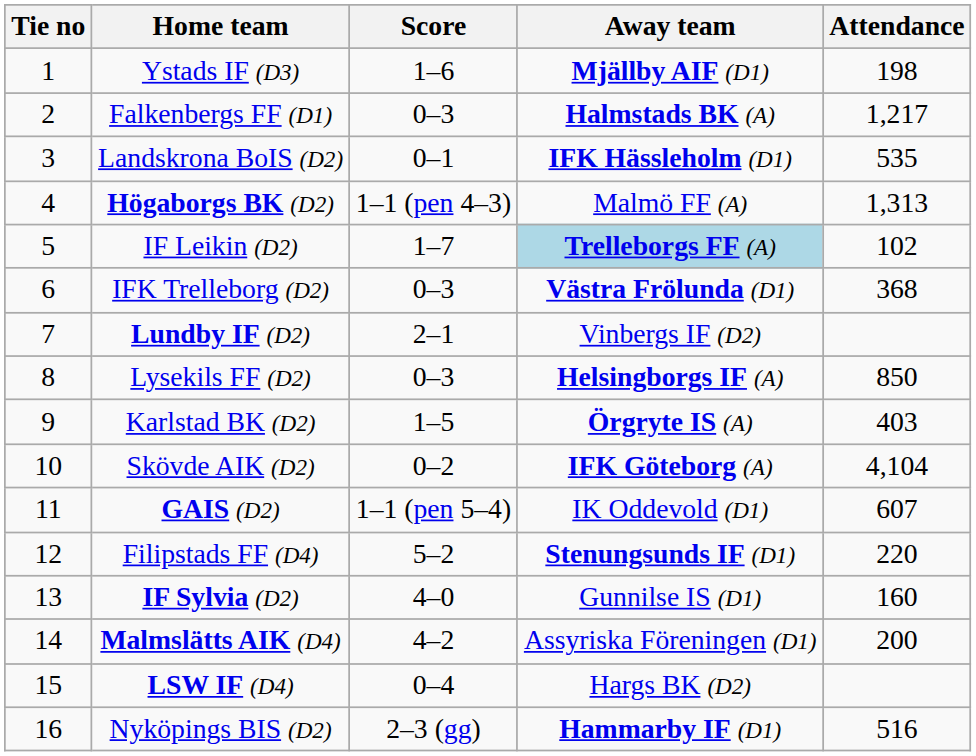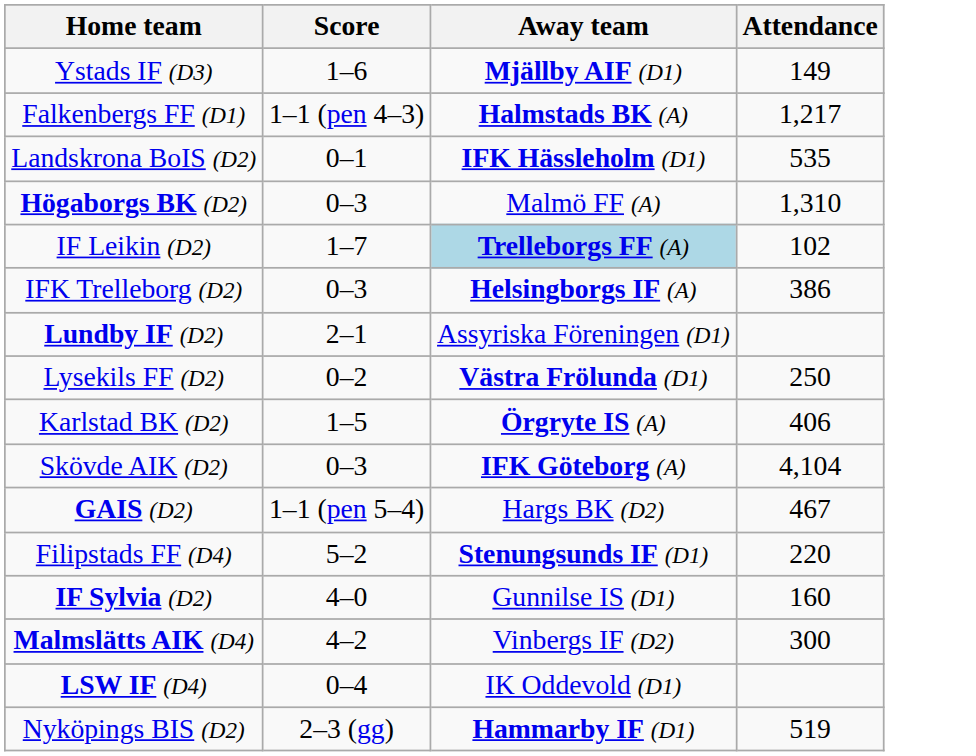- column: (48, 26)
(897, 70) 198 -> (810, 70) 149
(433, 114) 0–3 -> (347, 114) 1–1 (pen 4–3)
(433, 202) 1–1 (pen 4–3) -> (347, 202) 0–3
(897, 202) 1,313 -> (810, 202) 1,310
(670, 289) Västra Frölunda (D1) -> (583, 289) Helsingborgs IF (A)
(897, 289) 368 -> (810, 289) 386
(670, 333) Vinbergs IF (D2) -> (583, 333) Assyriska Föreningen (D1)
(433, 377) 0–3 -> (347, 377) 0–2
(670, 377) Helsingborgs IF (A) -> (583, 377) Västra Frölunda (D1)
(897, 377) 850 -> (810, 377) 250
(897, 421) 403 -> (810, 421) 406
(433, 465) 0–2 -> (347, 465) 0–3
(670, 509) IK Oddevold (D1) -> (583, 509) Hargs BK (D2)
(897, 509) 607 -> (810, 509) 467
(670, 641) Assyriska Föreningen (D1) -> (583, 641) Vinbergs IF (D2)
(897, 641) 200 -> (810, 641) 300
(670, 684) Hargs BK (D2) -> (583, 684) IK Oddevold (D1)
(897, 728) 516 -> (810, 728) 519
